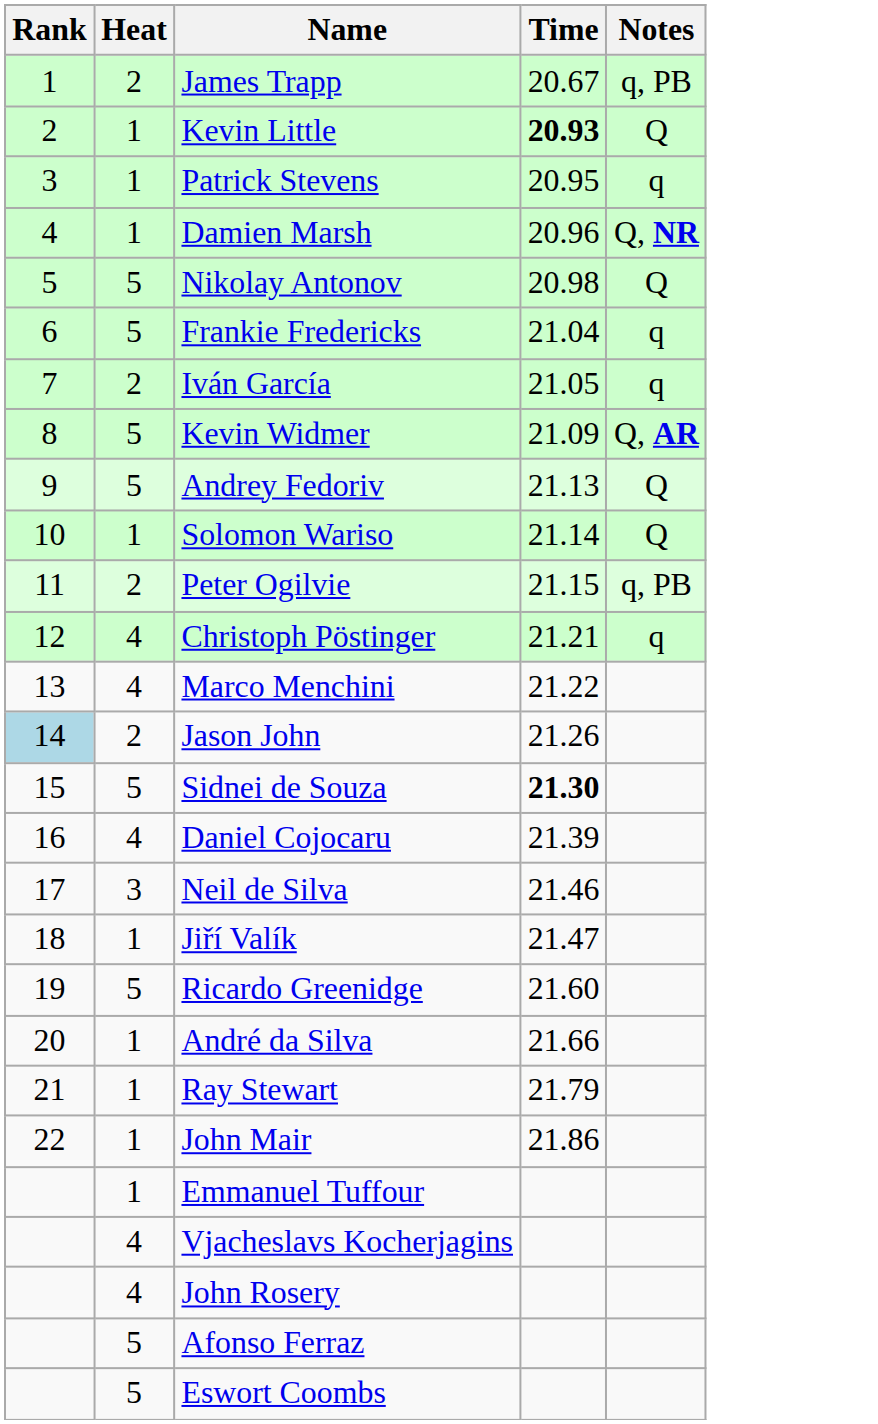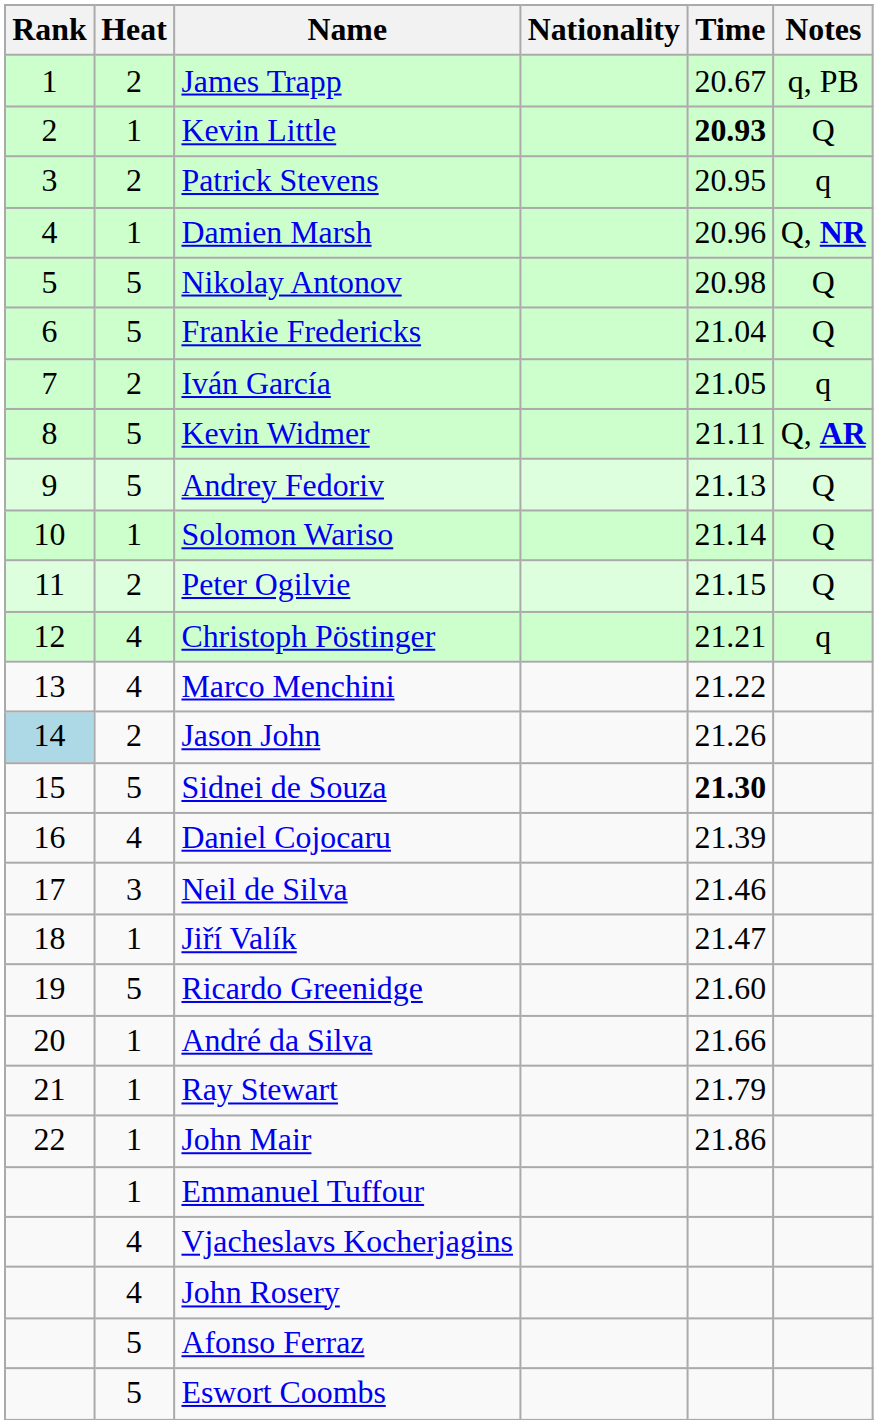+ column: (604, 29)
(134, 181) 1 -> (134, 181) 2
(656, 332) q -> (823, 332) Q
(564, 433) 21.09 -> (730, 433) 21.11
(656, 585) q, PB -> (823, 585) Q
